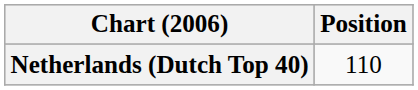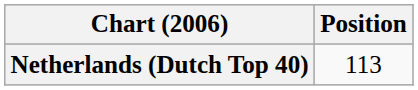(363, 64) 110 -> (363, 64) 113
